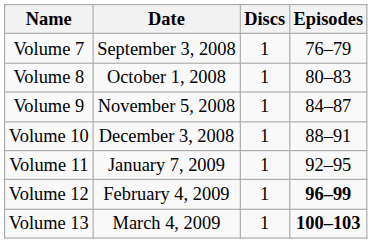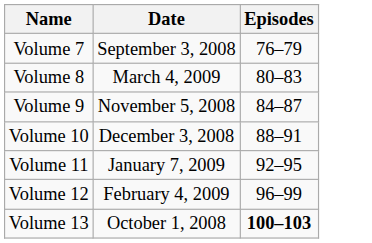- column: (265, 19)
(166, 77) October 1, 2008 -> (166, 77) March 4, 2009
(328, 194) bold -> (279, 194) normal
(166, 223) March 4, 2009 -> (166, 223) October 1, 2008
